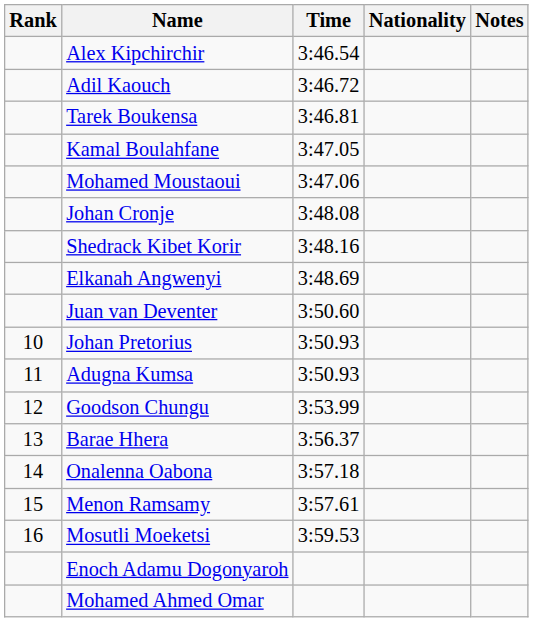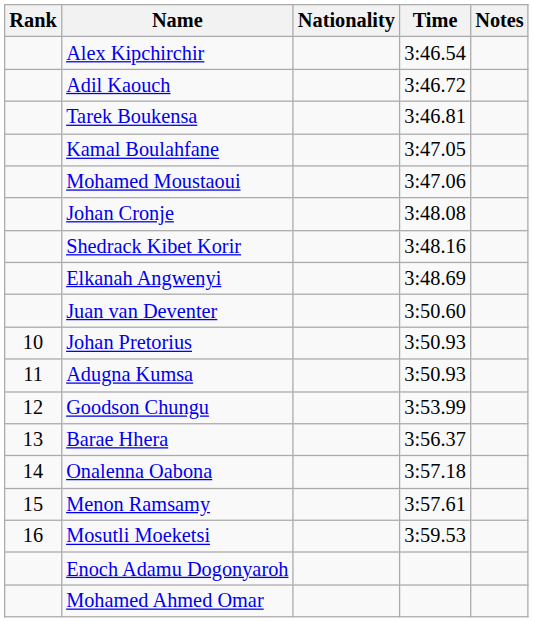columns swapped: (417, 20) <-> (329, 20)
